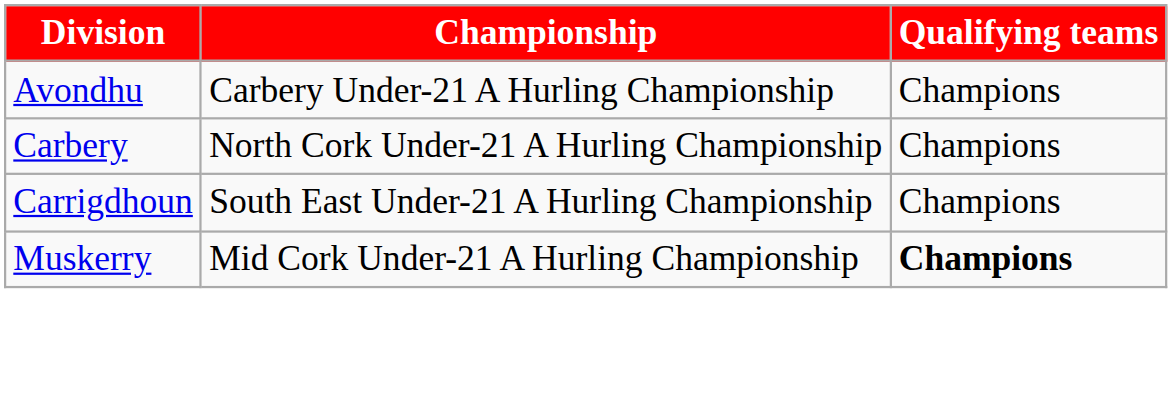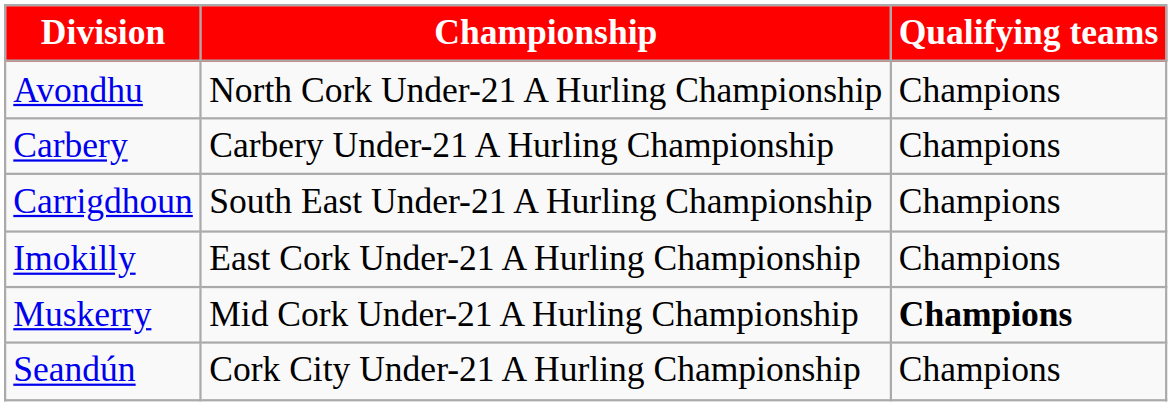(522, 88) Carbery Under-21 A Hurling Championship -> (546, 88) North Cork Under-21 A Hurling Championship
(546, 145) North Cork Under-21 A Hurling Championship -> (522, 145) Carbery Under-21 A Hurling Championship
+ row: (74, 257)
+ row: (74, 370)
